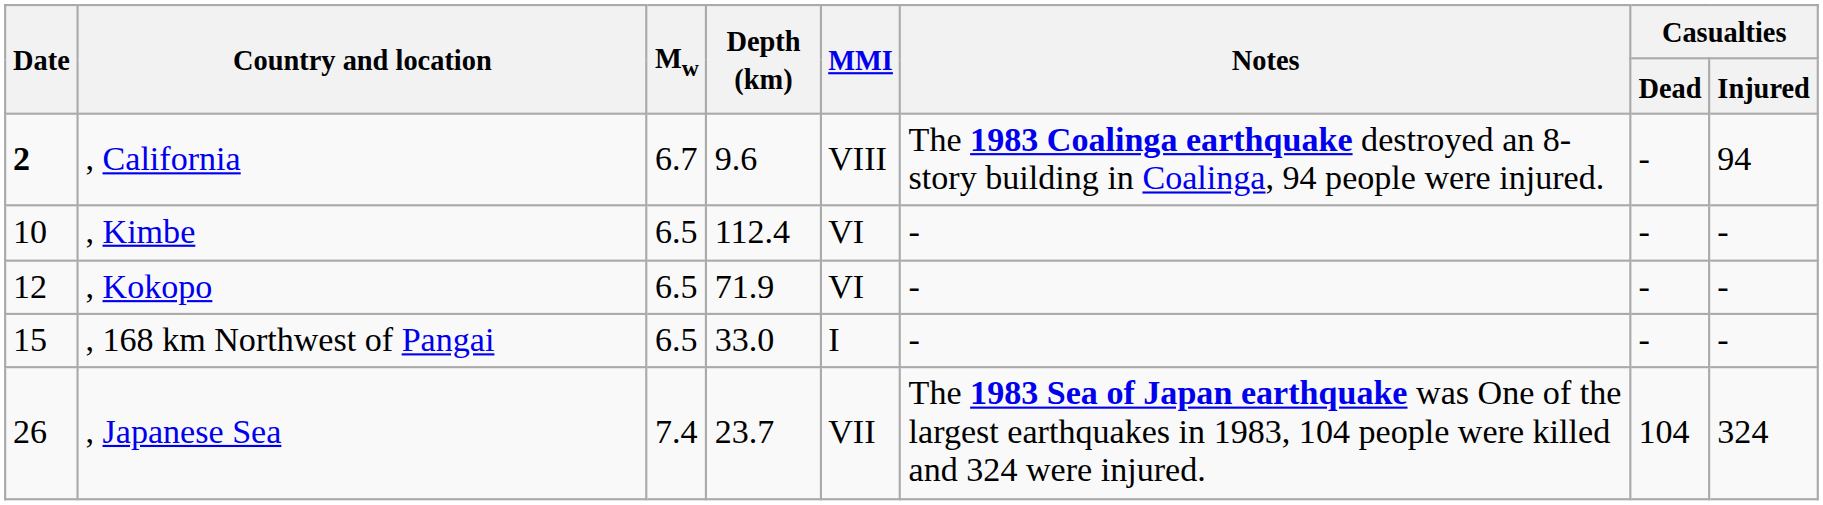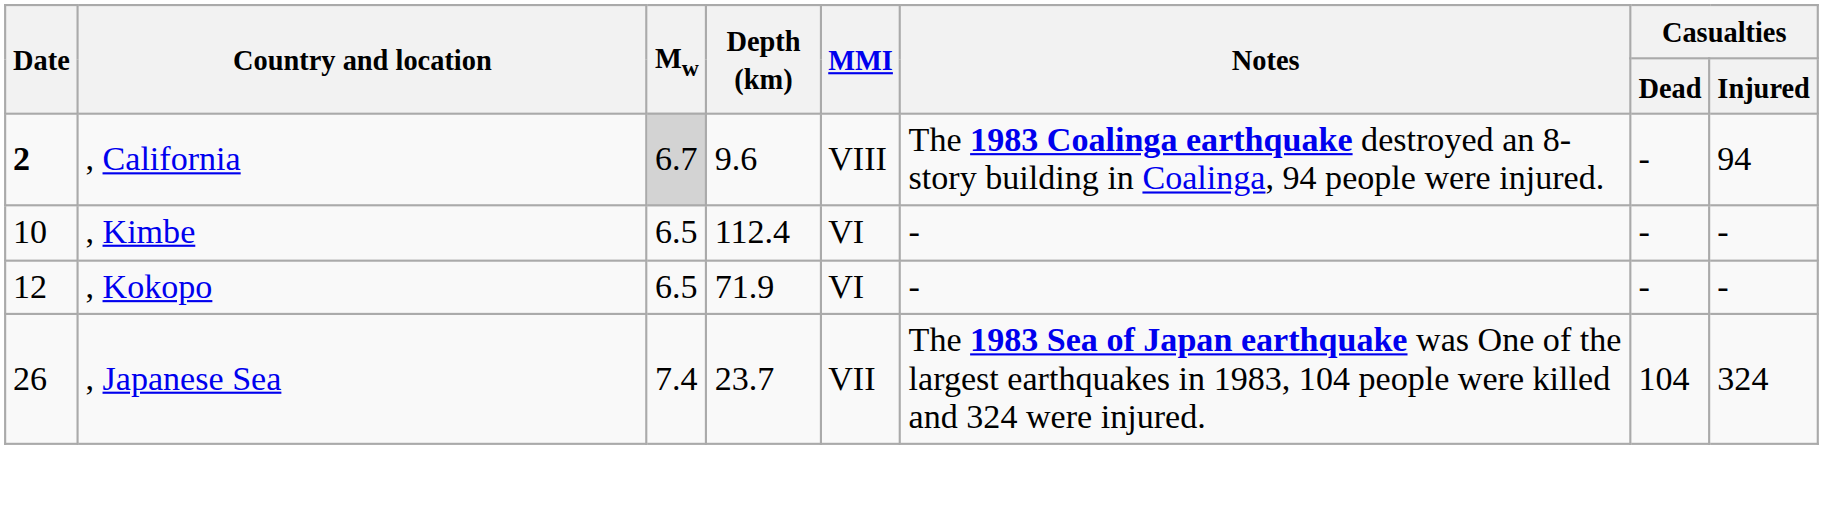(676, 158) no background -> (676, 158) lightgrey background
- row: (290, 340)
